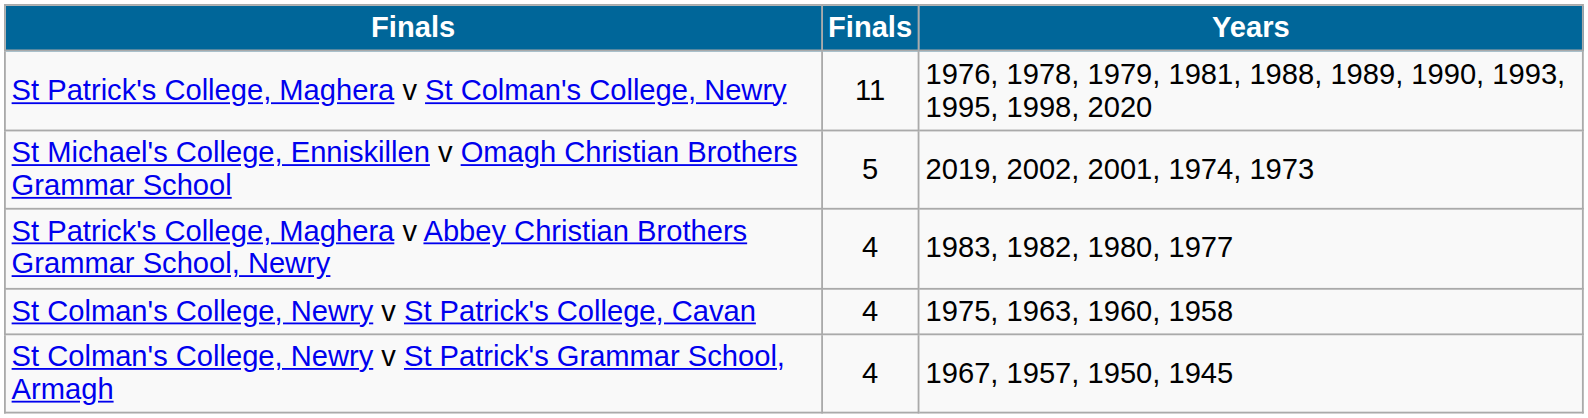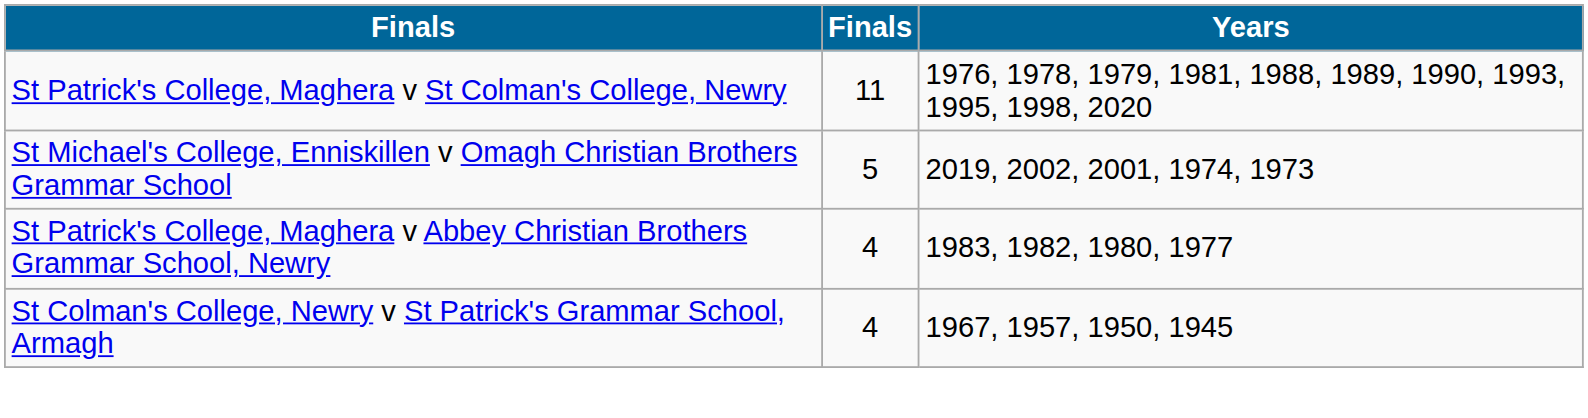- row: (384, 310)
